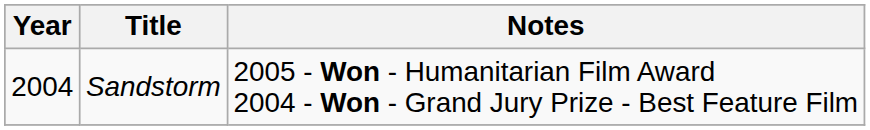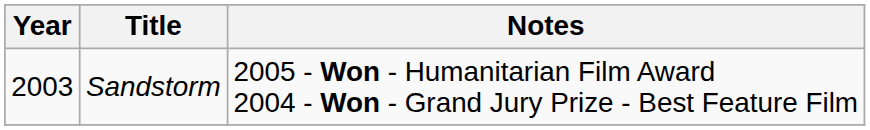(42, 86) 2004 -> (42, 86) 2003
